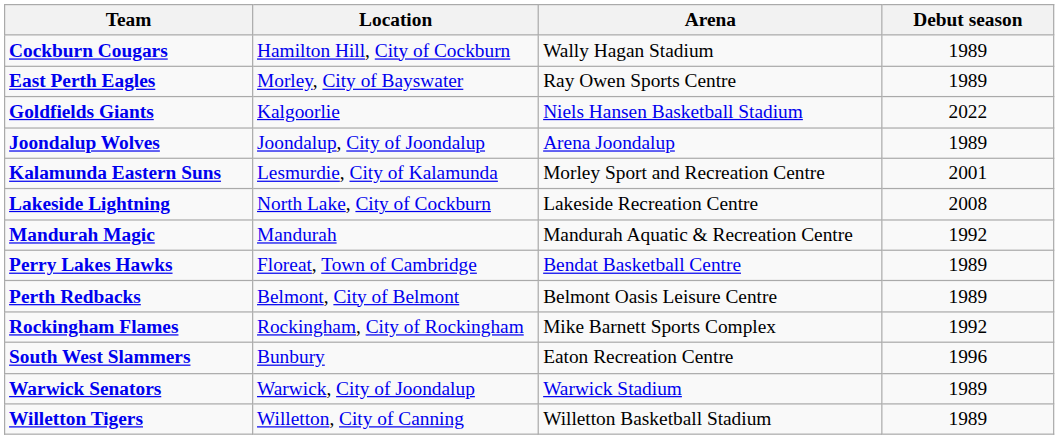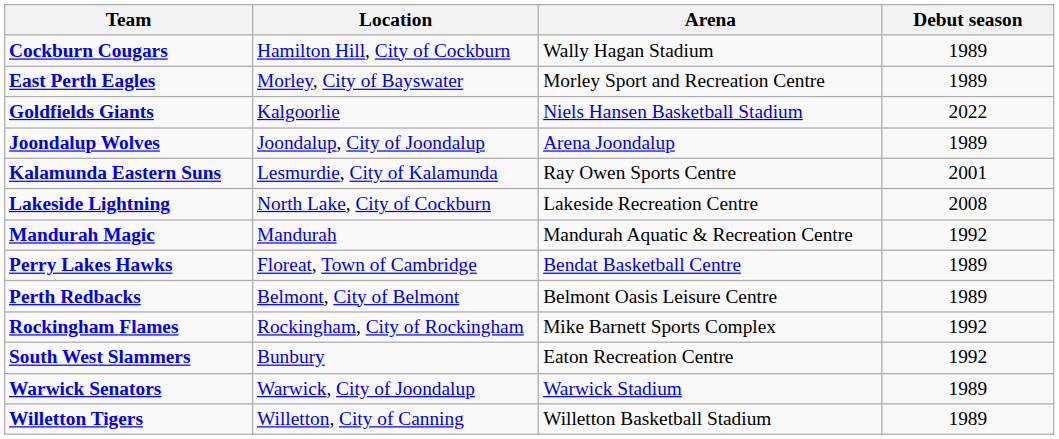(640, 81) Ray Owen Sports Centre -> (684, 81) Morley Sport and Recreation Centre
(684, 173) Morley Sport and Recreation Centre -> (640, 173) Ray Owen Sports Centre
(968, 357) 1996 -> (968, 357) 1992
